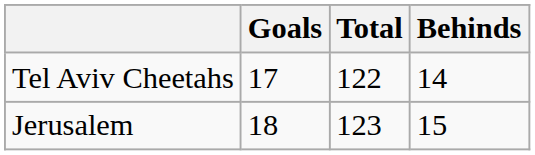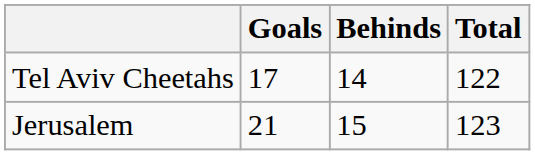columns swapped: (469, 28) <-> (369, 28)
(263, 125) 18 -> (263, 125) 21
